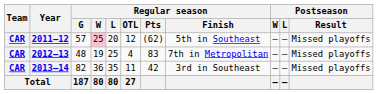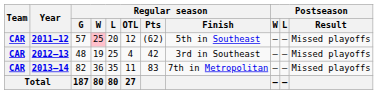(153, 54) 83 -> (153, 54) 42
(218, 54) 7th in Metropolitan -> (218, 54) 3rd in Southeast
(153, 68) 42 -> (153, 68) 83
(218, 68) 3rd in Southeast -> (218, 68) 7th in Metropolitan
